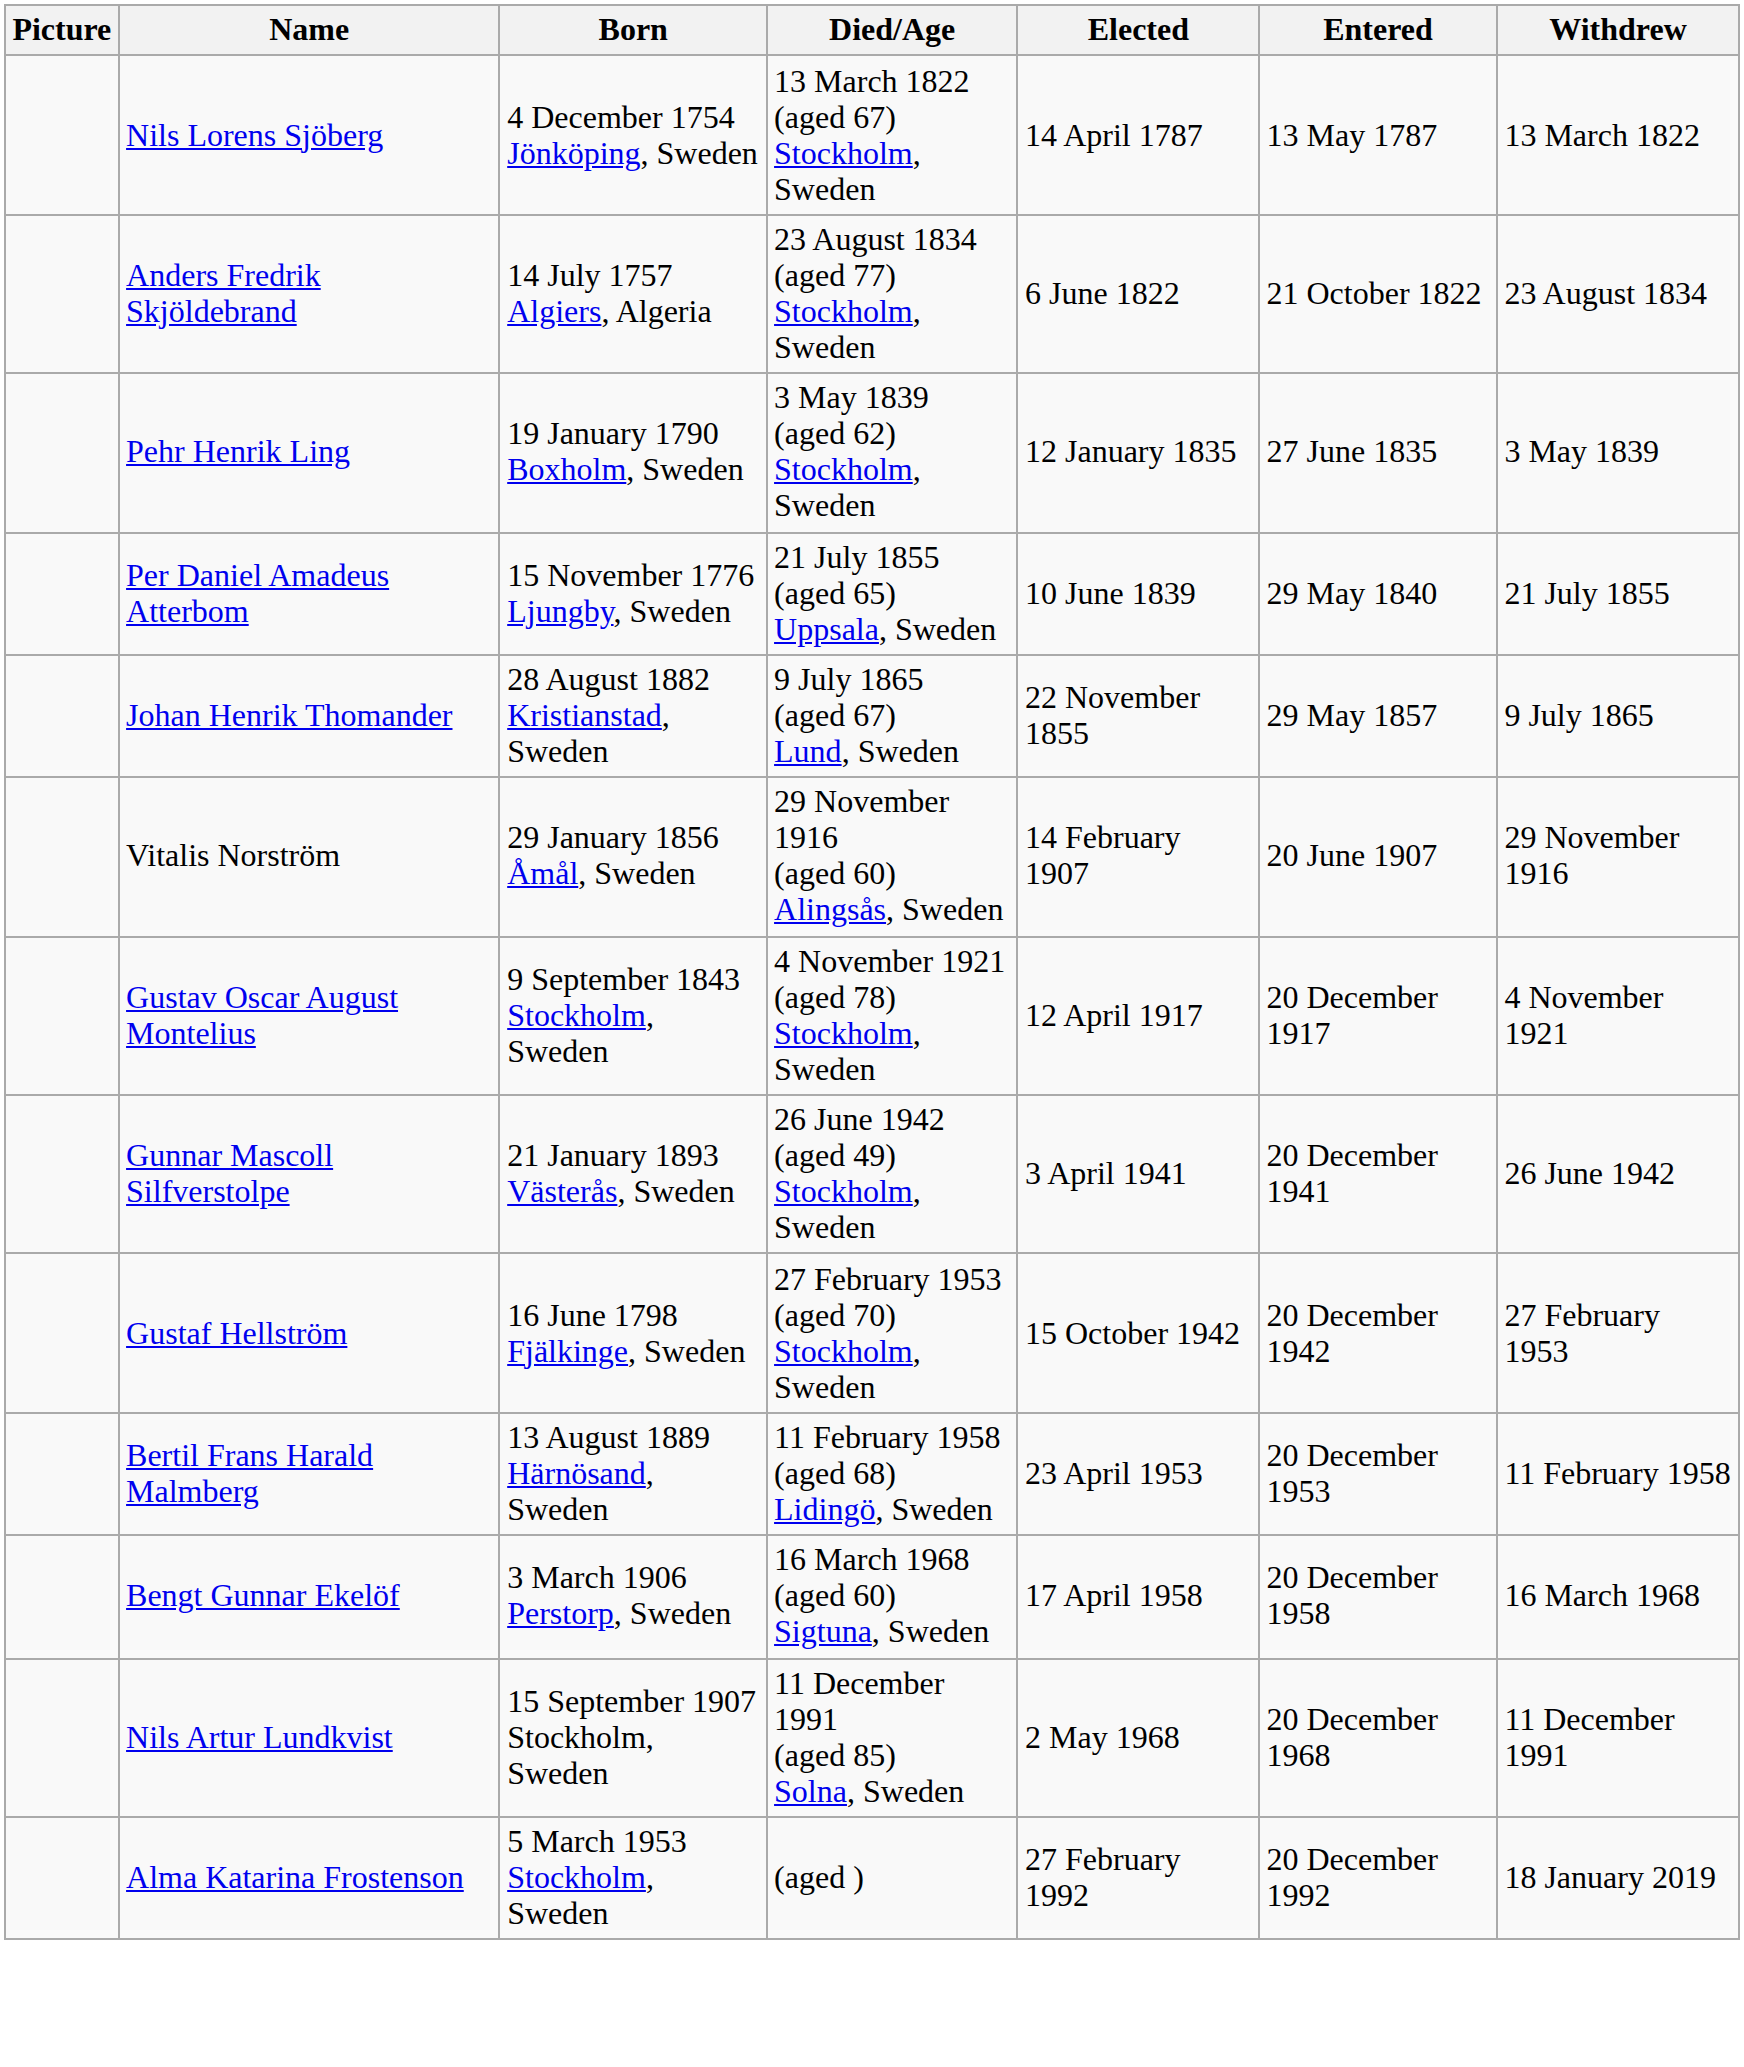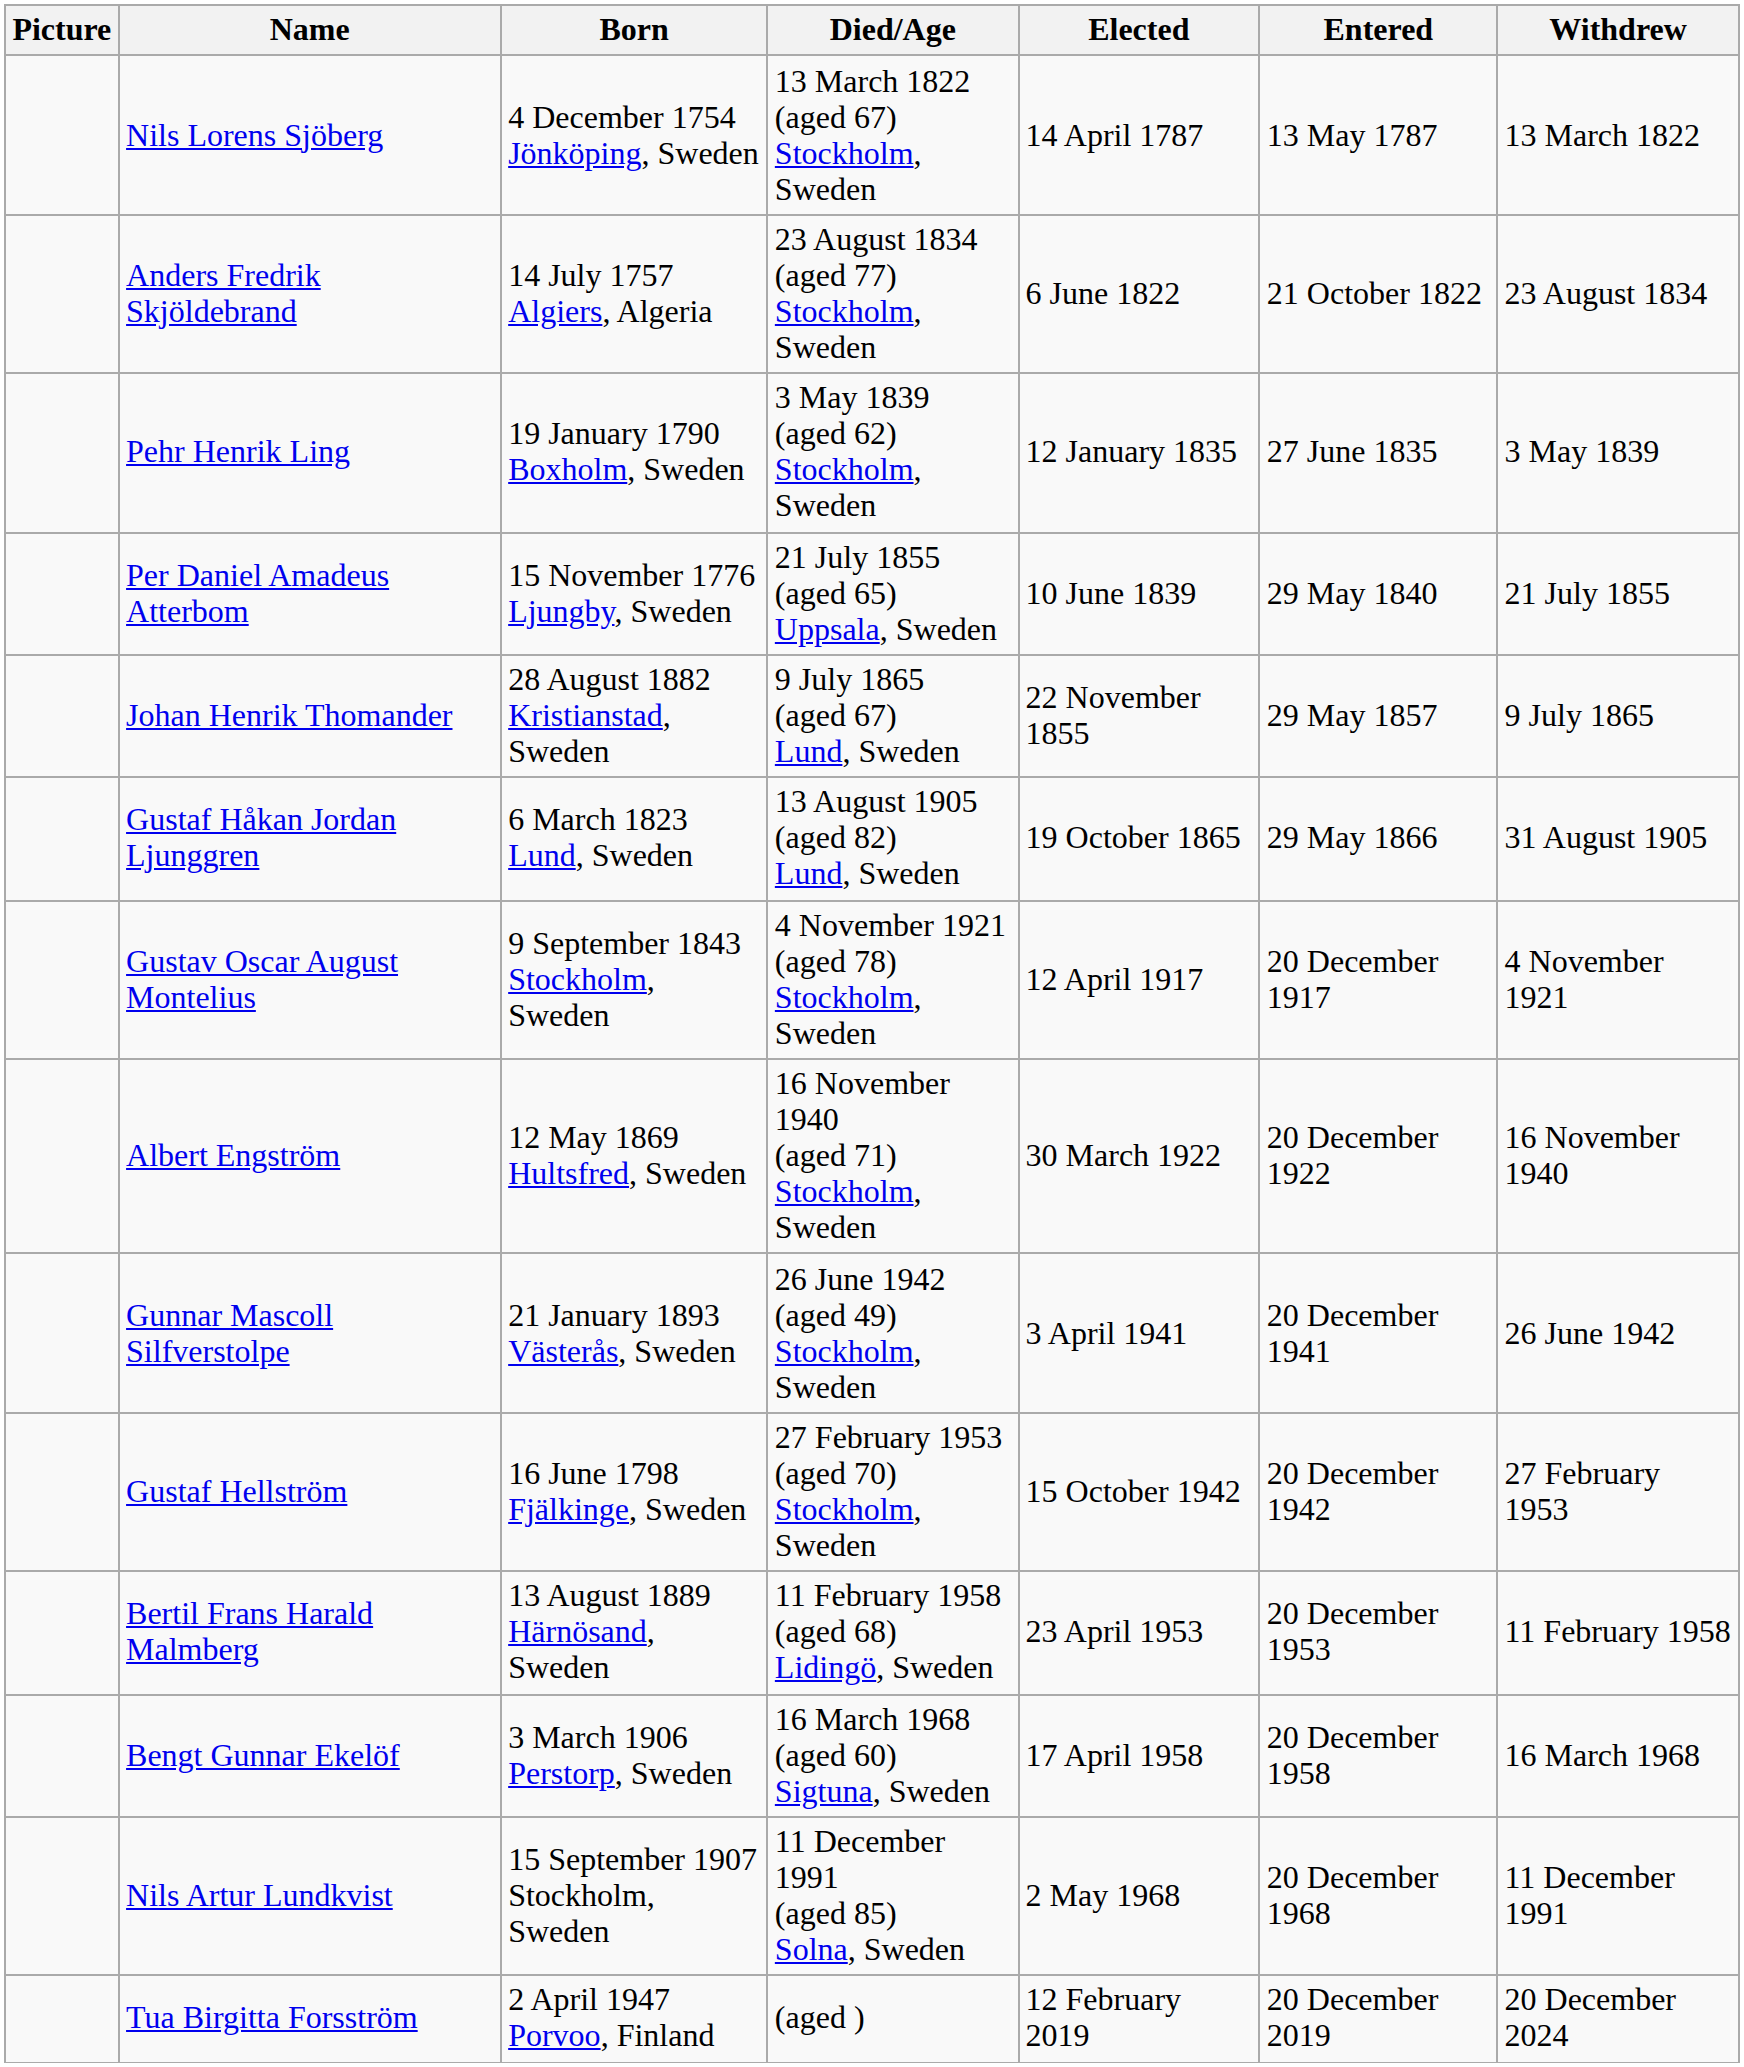+ row: (261, 838)
- row: (233, 856)
+ row: (233, 1155)
- row: (295, 1877)
+ row: (272, 2018)
